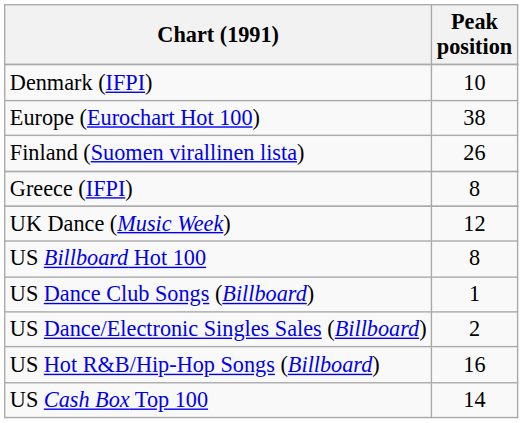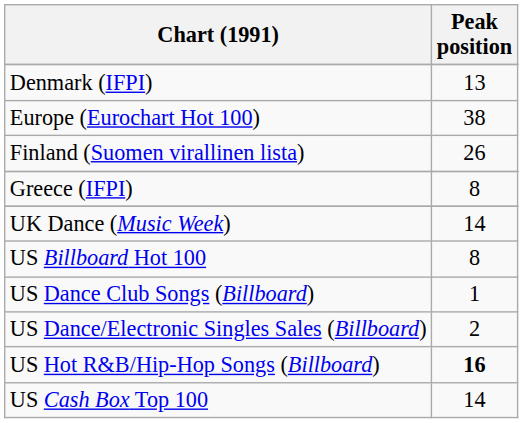(474, 82) 10 -> (474, 82) 13
(474, 223) 12 -> (474, 223) 14
(474, 364) normal -> (474, 364) bold
